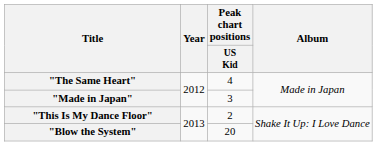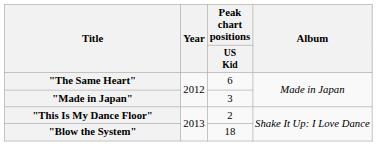(230, 81) 4 -> (230, 81) 6
(230, 132) 20 -> (230, 132) 18
